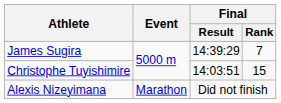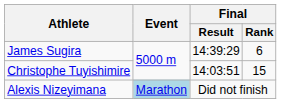(259, 52) 7 -> (259, 52) 6
(161, 90) no background -> (161, 90) lightblue background
